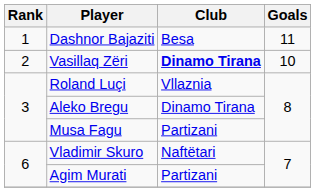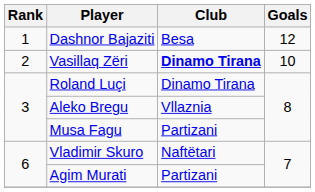(288, 38) 11 -> (288, 38) 12
(186, 84) Vllaznia -> (208, 84) Dinamo Tirana
(208, 107) Dinamo Tirana -> (186, 107) Vllaznia
